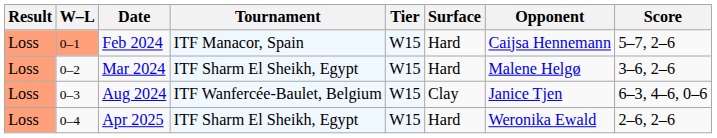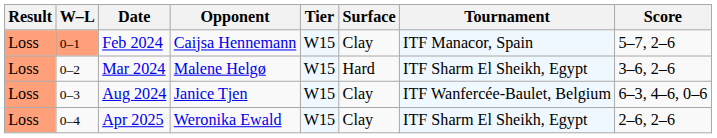columns swapped: (278, 17) <-> (550, 17)
(444, 42) Hard -> (358, 42) Clay
(444, 119) Hard -> (358, 119) Clay
